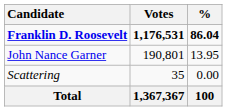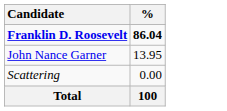- column: (159, 14)
